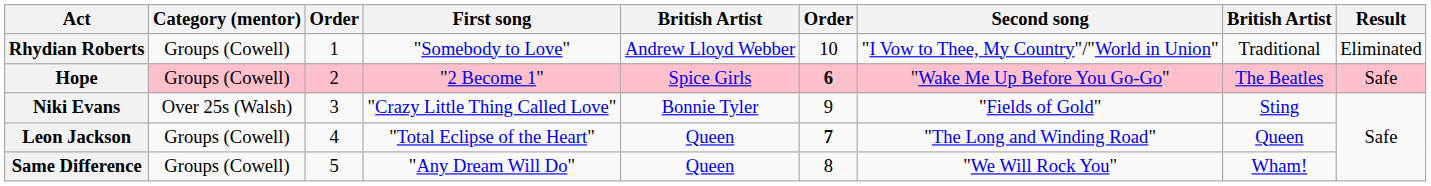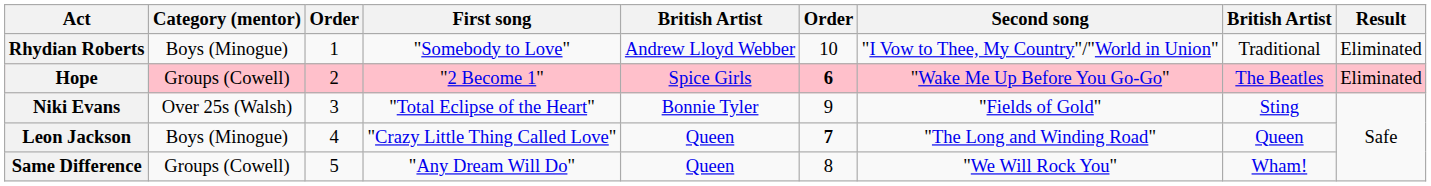(227, 48) Groups (Cowell) -> (227, 48) Boys (Minogue)
(1381, 78) Safe -> (1381, 78) Eliminated
(492, 107) "Crazy Little Thing Called Love" -> (492, 107) "Total Eclipse of the Heart"
(227, 136) Groups (Cowell) -> (227, 136) Boys (Minogue)
(492, 136) "Total Eclipse of the Heart" -> (492, 136) "Crazy Little Thing Called Love"
